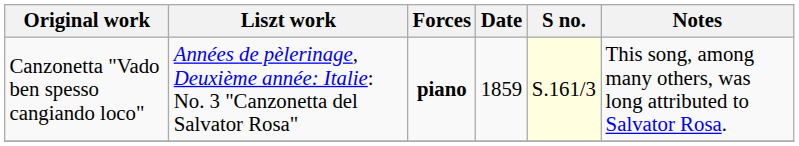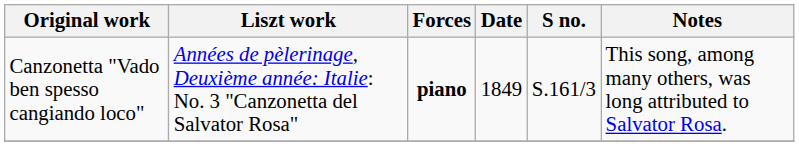(501, 89) 1859 -> (501, 89) 1849
(564, 89) lightyellow background -> (564, 89) no background
